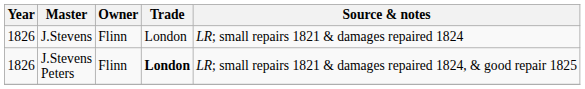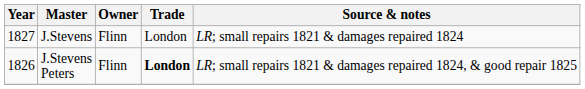(21, 36) 1826 -> (21, 36) 1827
